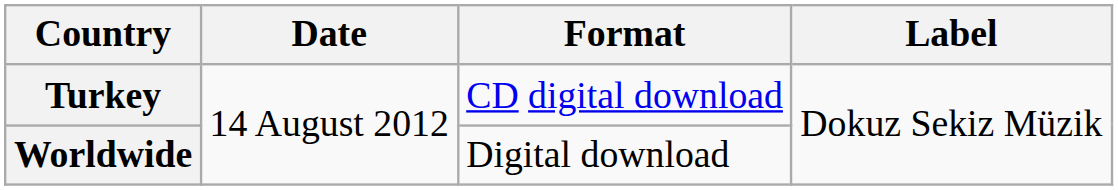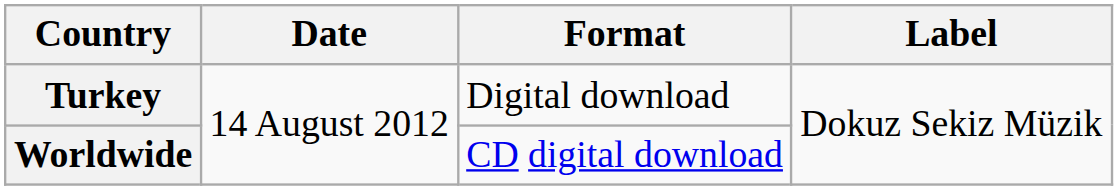(625, 94) CD digital download -> (598, 94) Digital download
(598, 154) Digital download -> (625, 154) CD digital download
